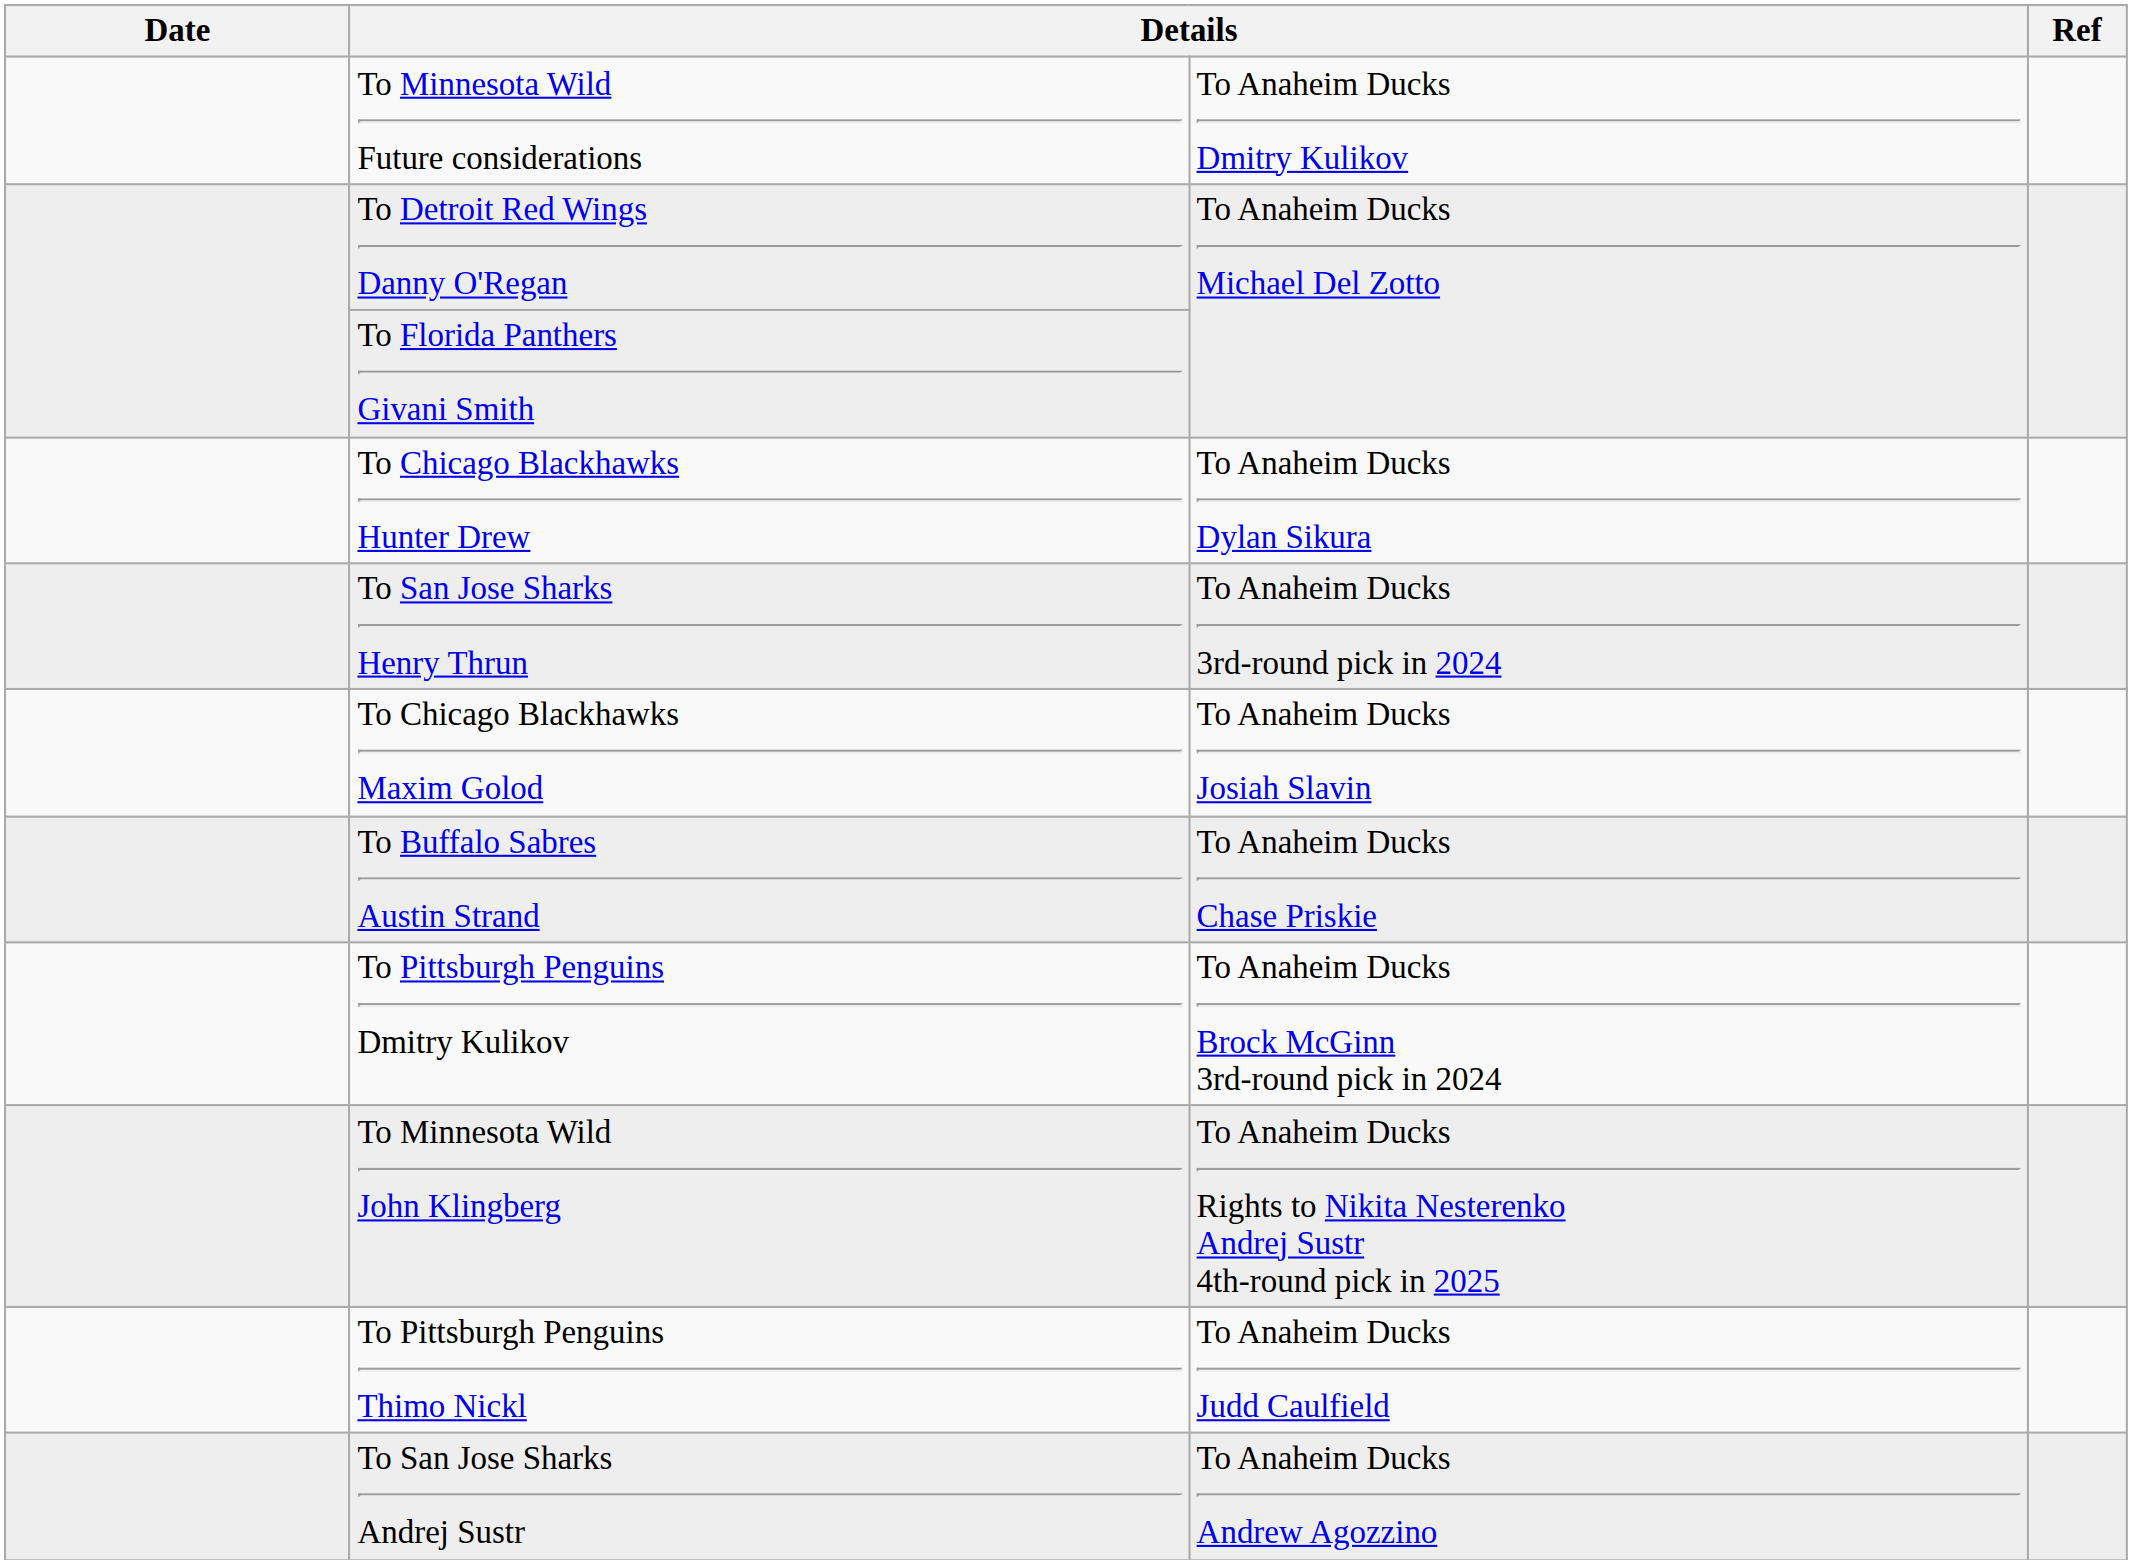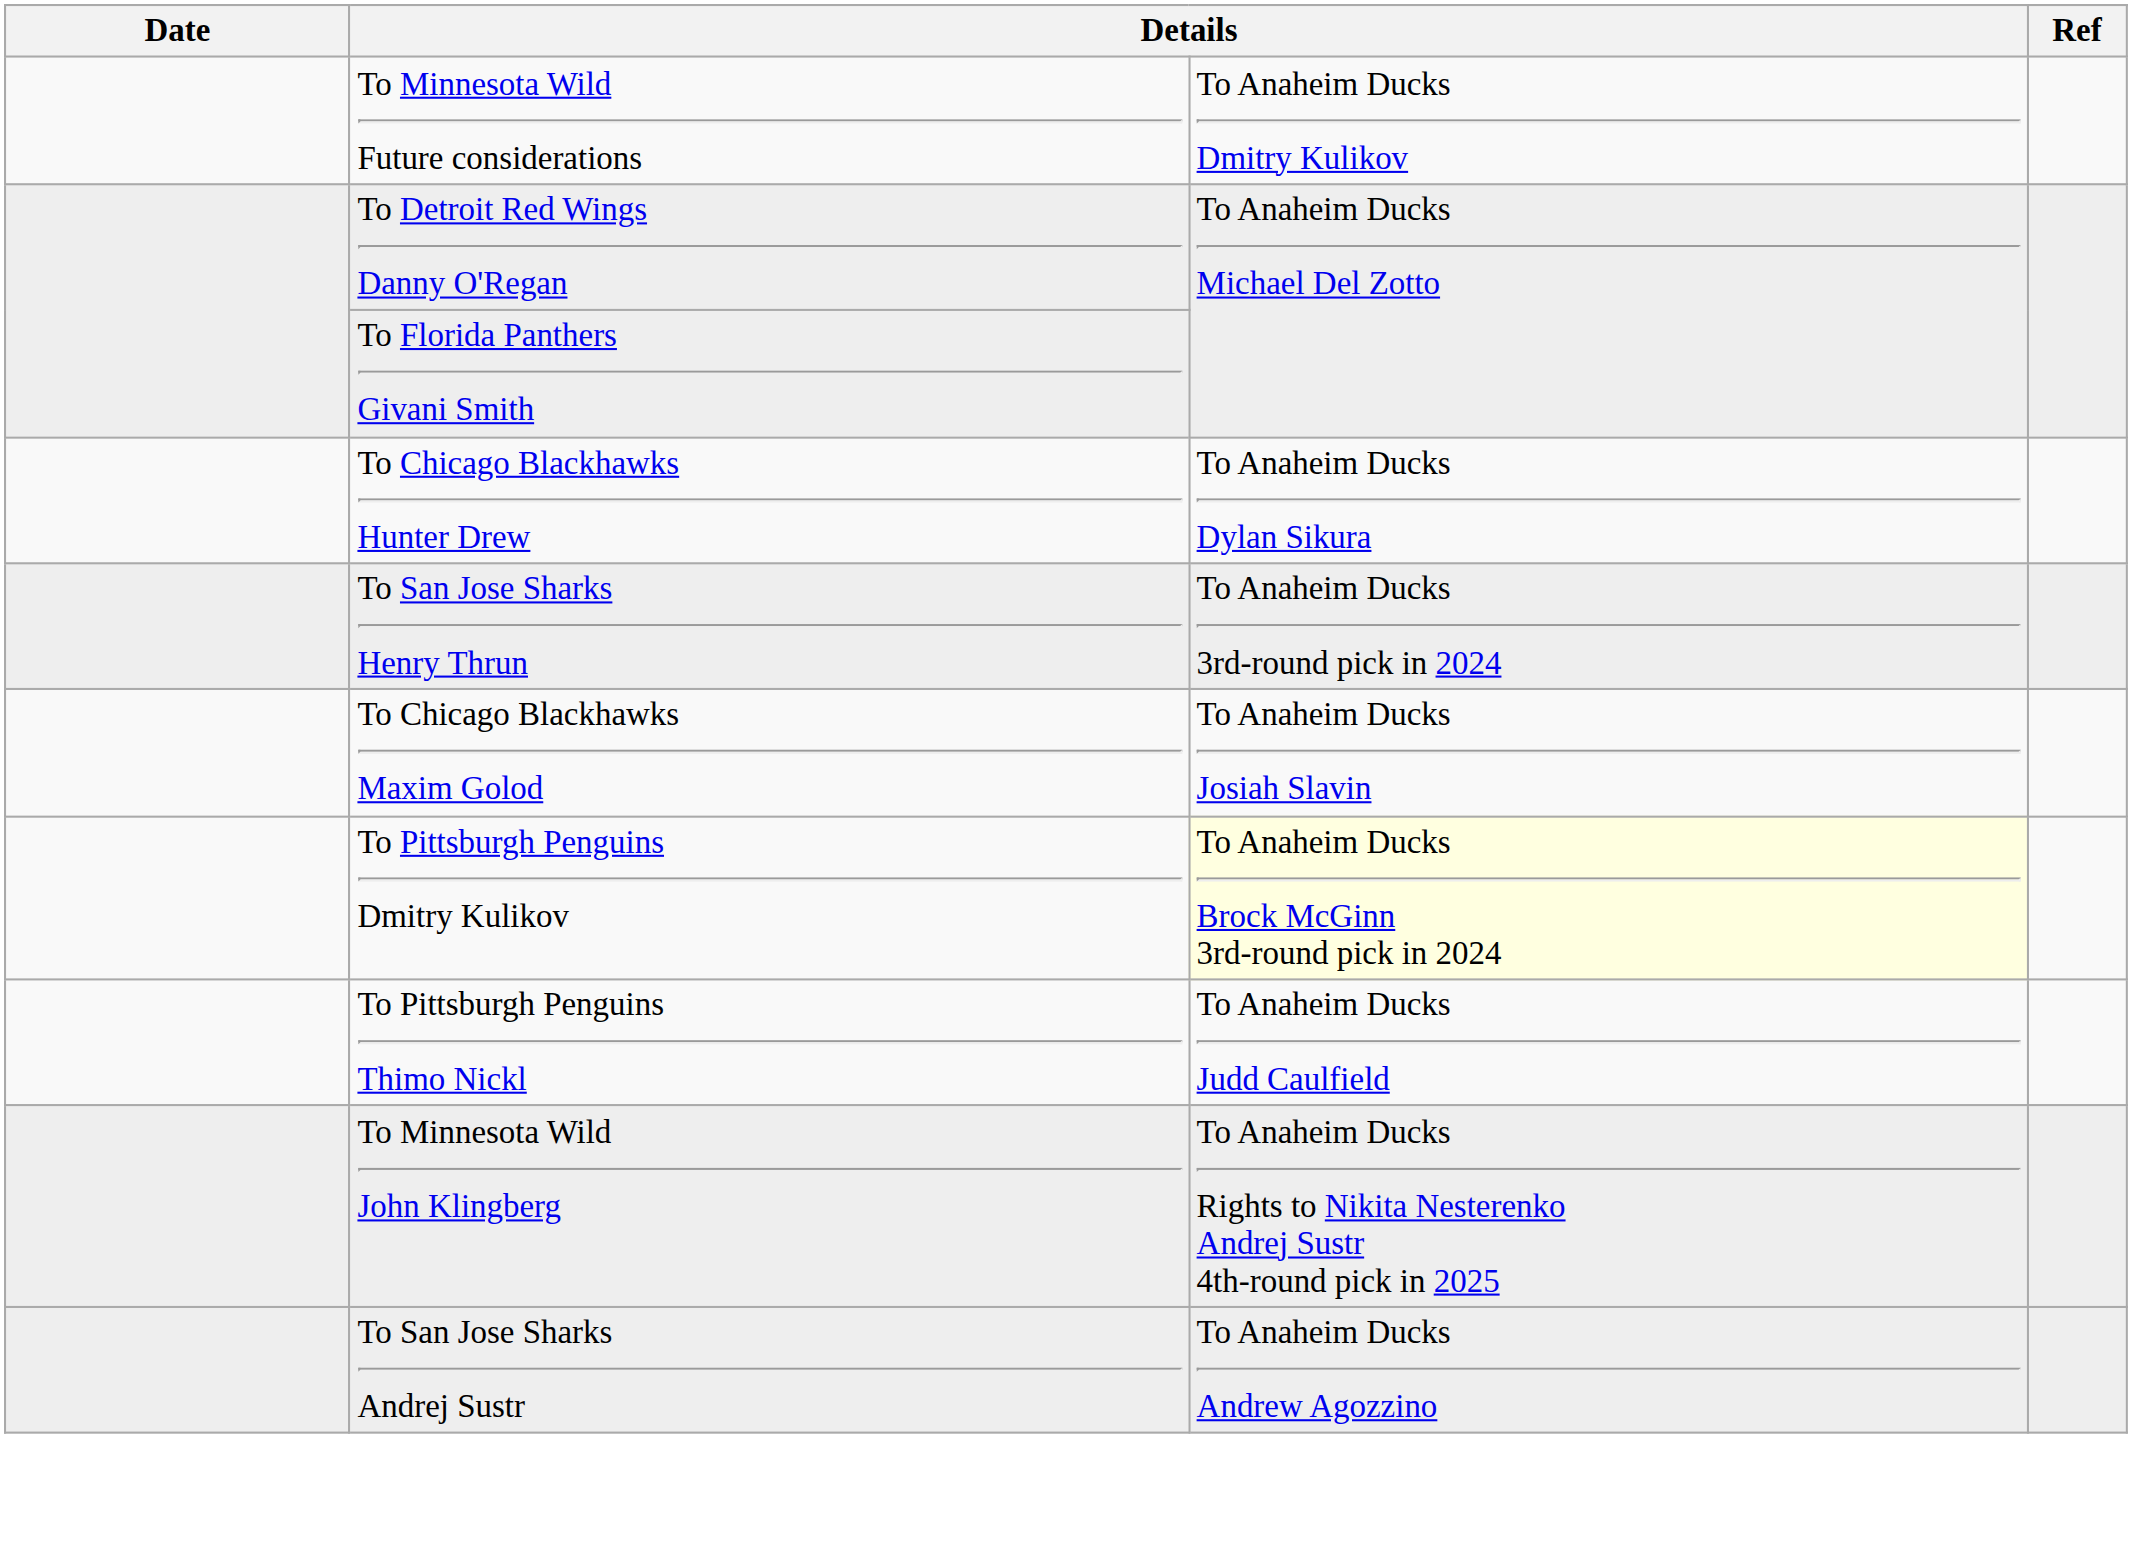- row: (769, 878)
(1609, 1023) no background -> (1609, 897) lightyellow background
rows swapped: (769, 1168) <-> (769, 1369)
